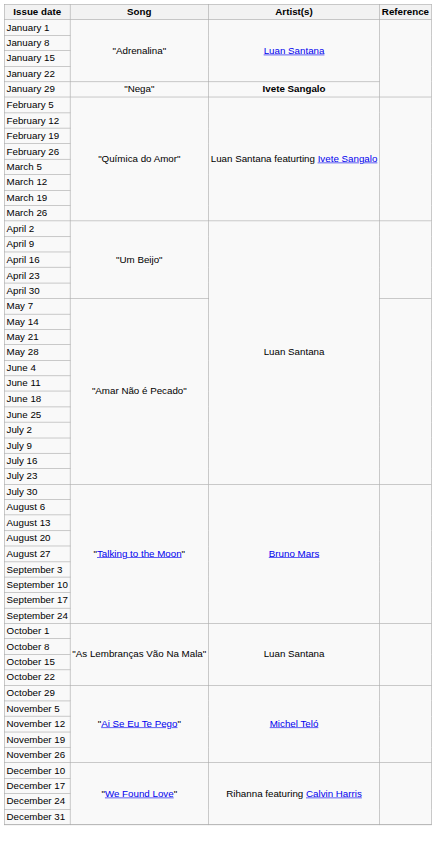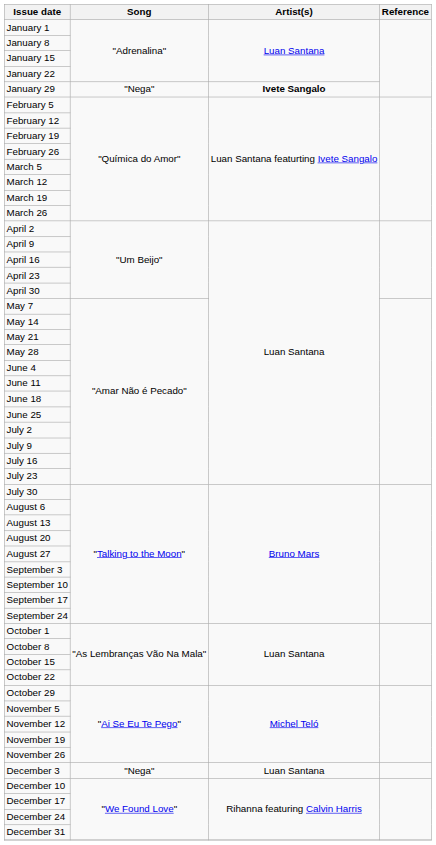+ row: (33, 770)
